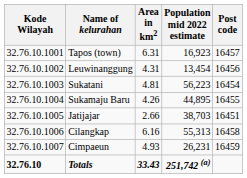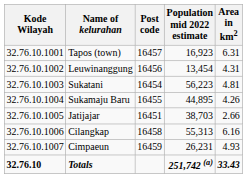columns swapped: (148, 24) <-> (227, 24)
